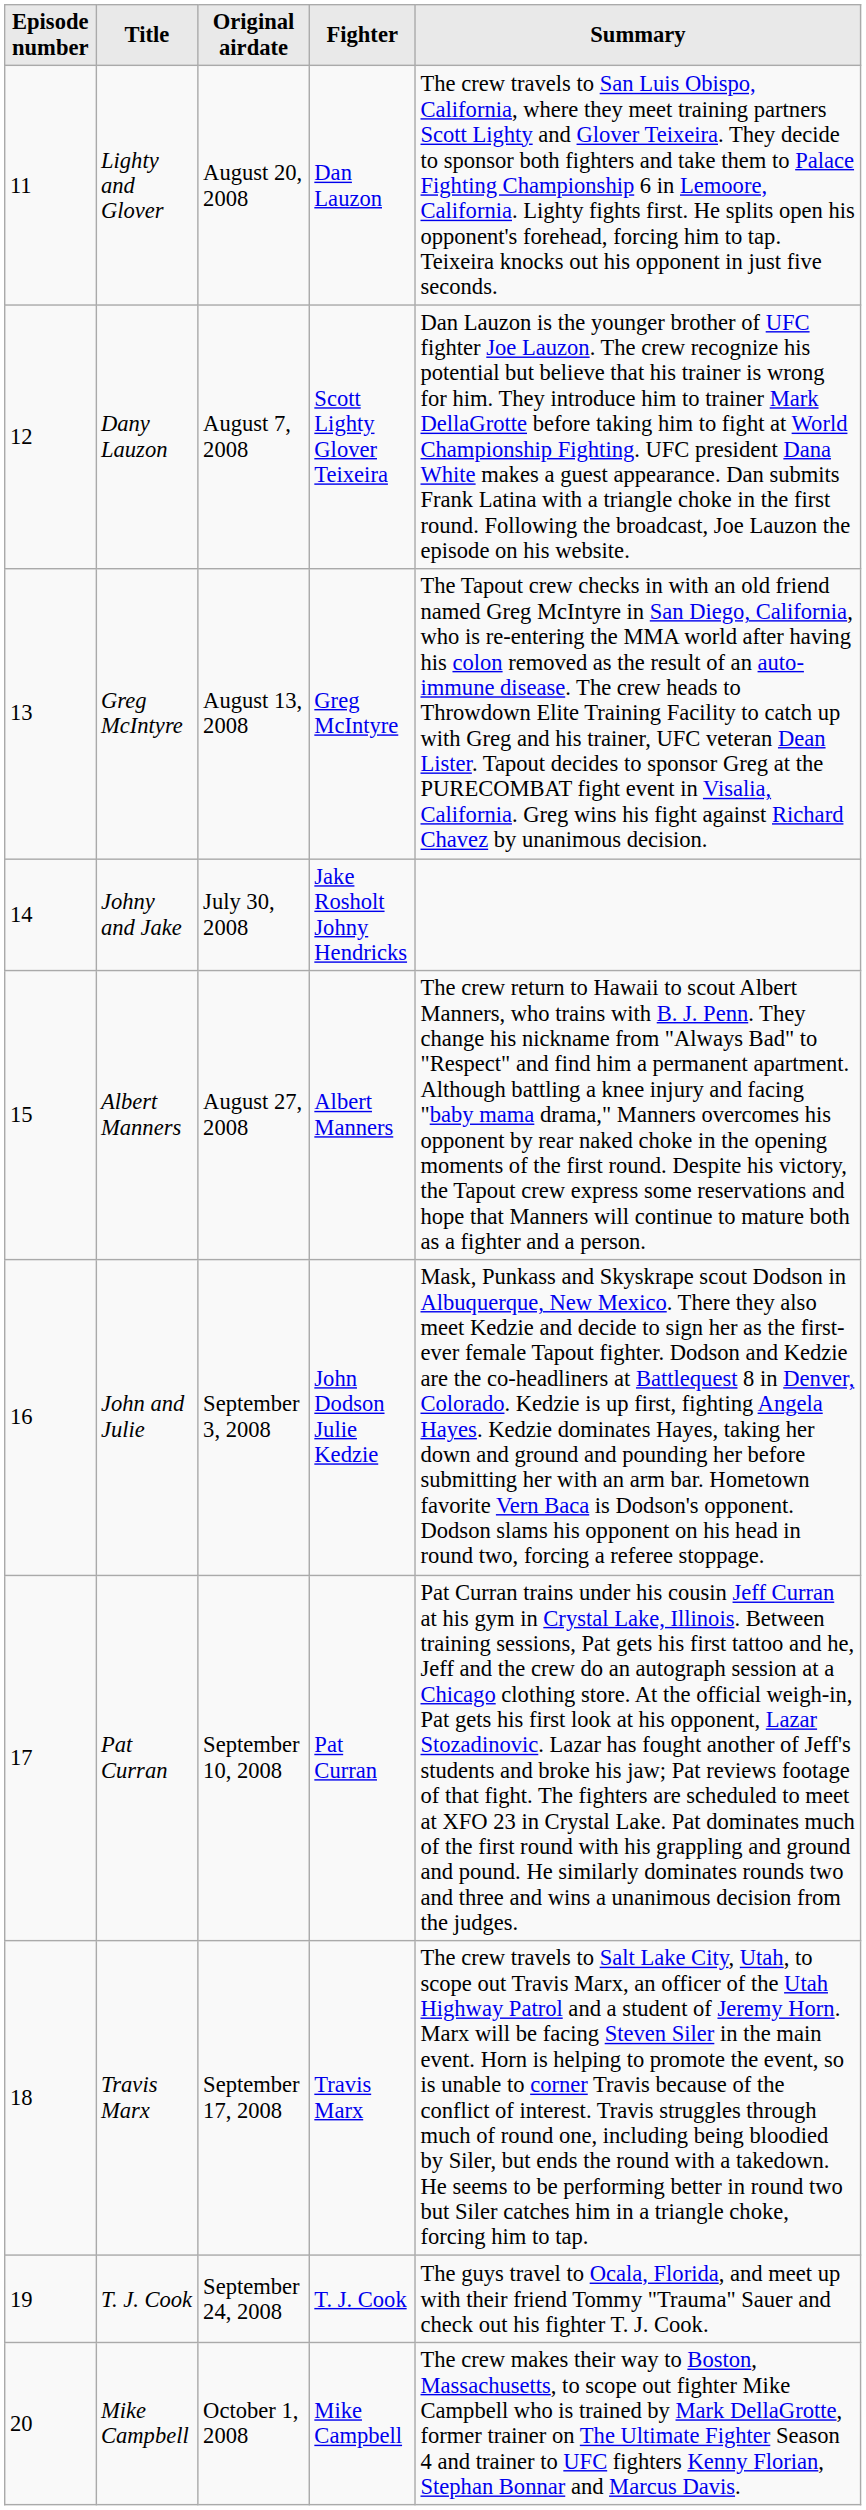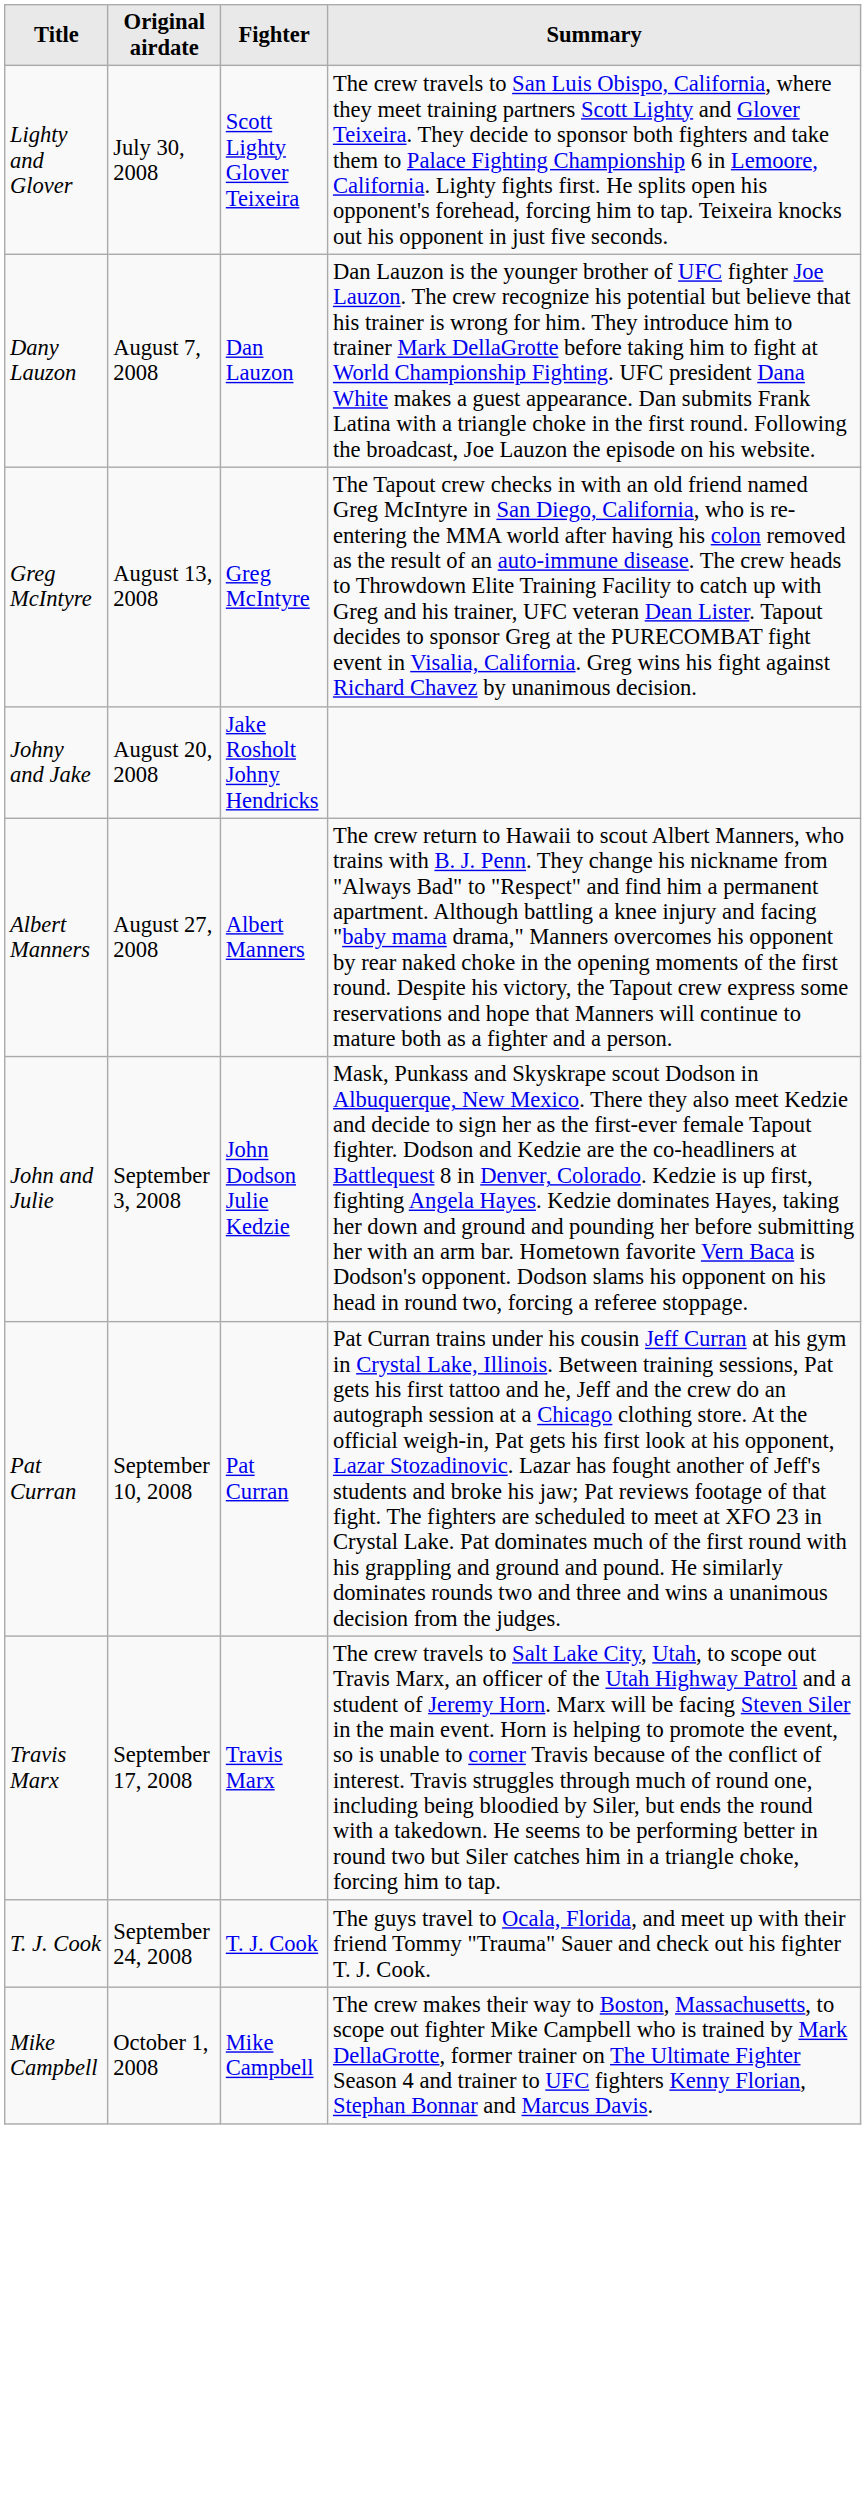- column: (50, 35)
(253, 185) August 20, 2008 -> (149, 159) July 30, 2008
(348, 185) Dan Lauzon -> (263, 159) Scott Lighty Glover Teixeira
(351, 436) Scott Lighty Glover Teixeira -> (260, 360) Dan Lauzon
(239, 914) July 30, 2008 -> (163, 761) August 20, 2008
